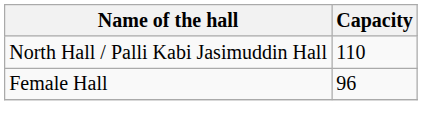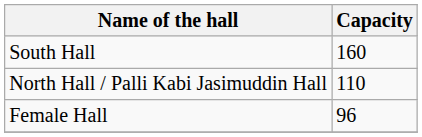+ row: (52, 52)
